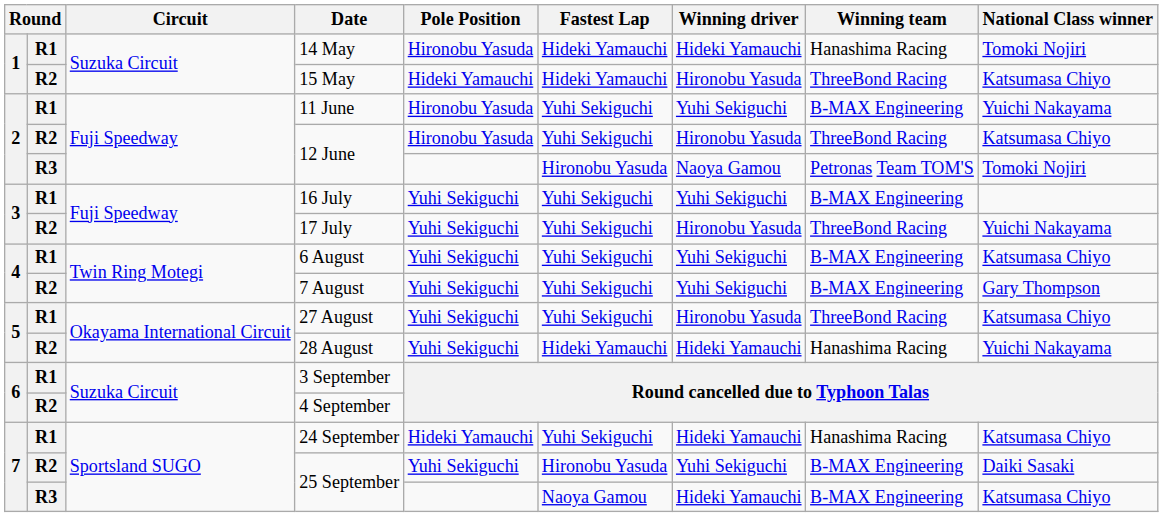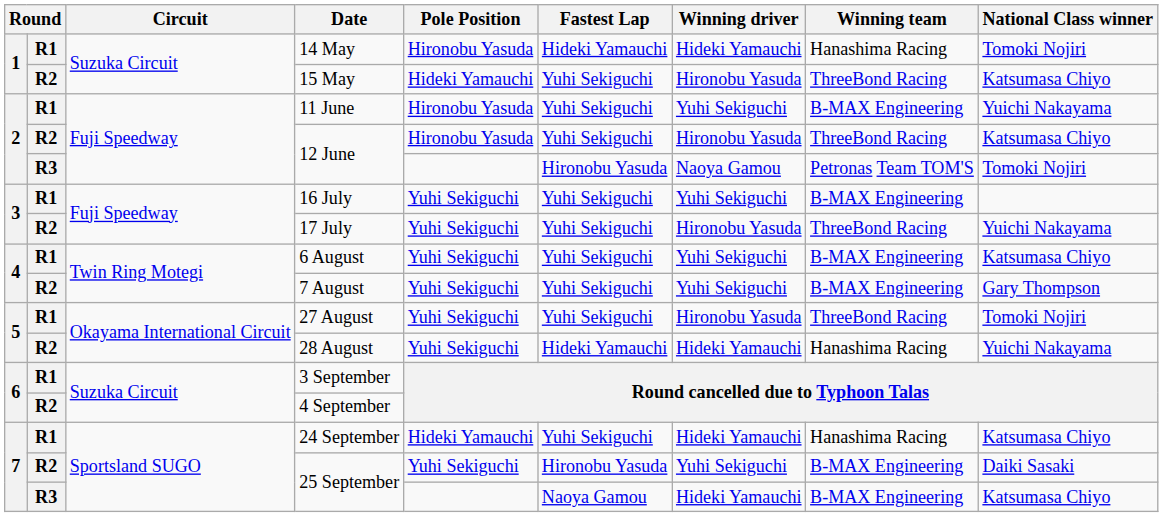(605, 78) Hideki Yamauchi -> (597, 78) Yuhi Sekiguchi
(1046, 317) Katsumasa Chiyo -> (1034, 317) Tomoki Nojiri
